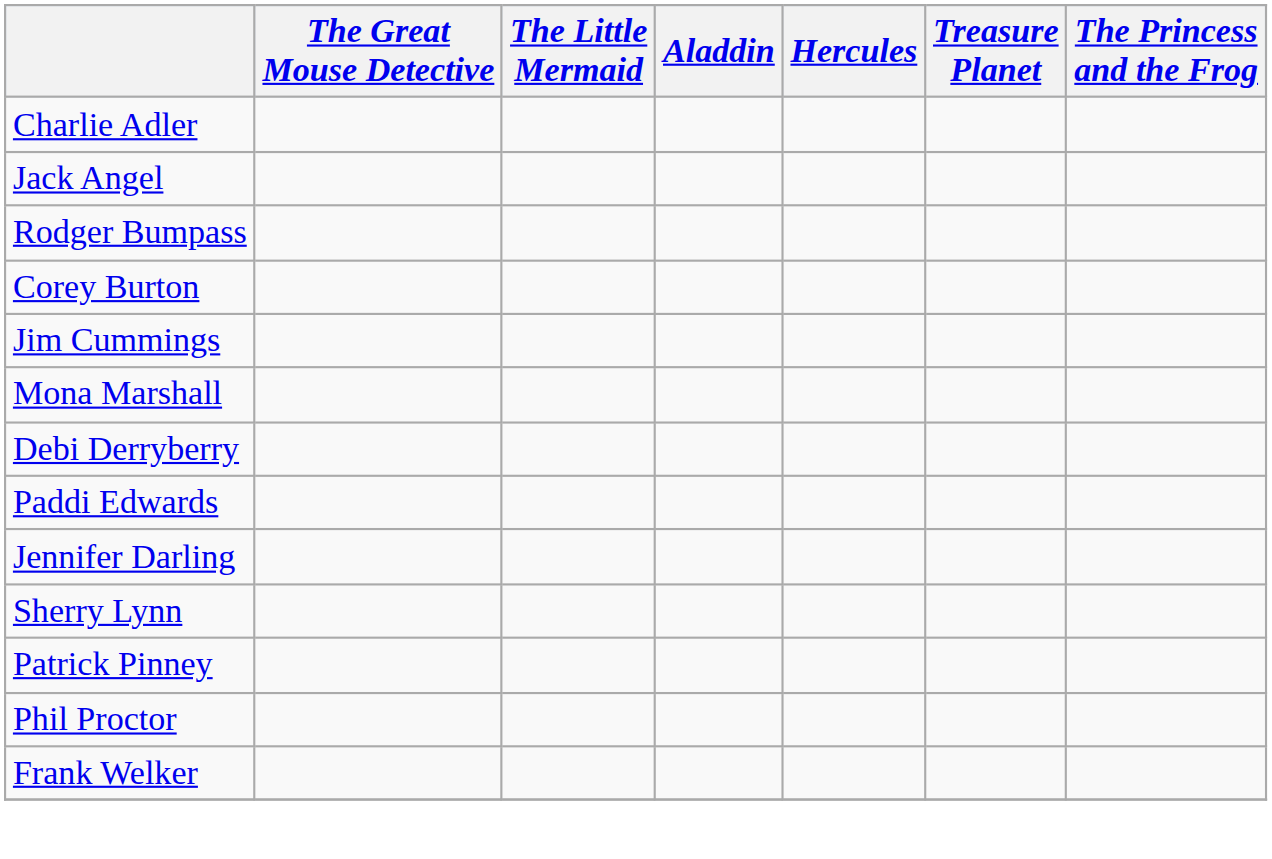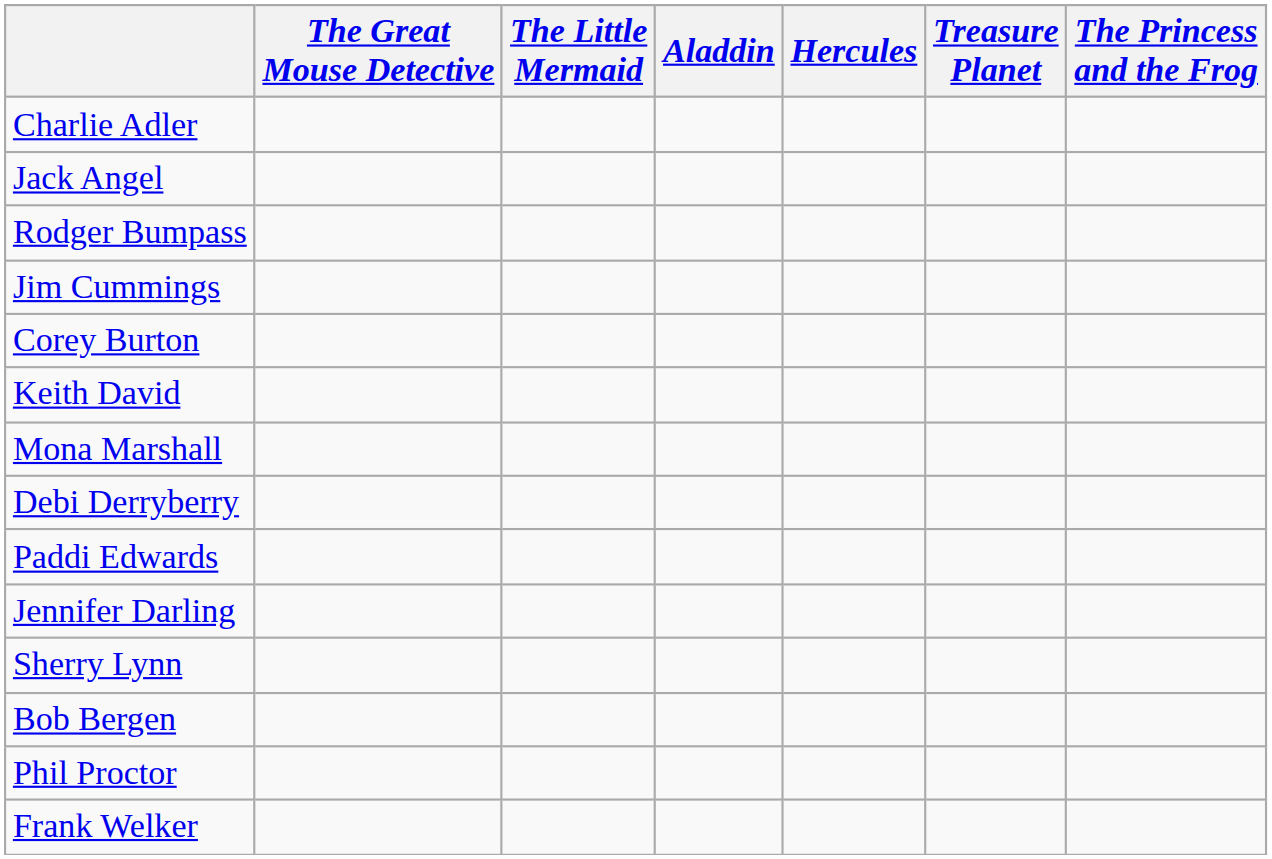rows swapped: (106, 286) <-> (117, 340)
+ row: (97, 394)
- row: (113, 664)
+ row: (94, 718)
